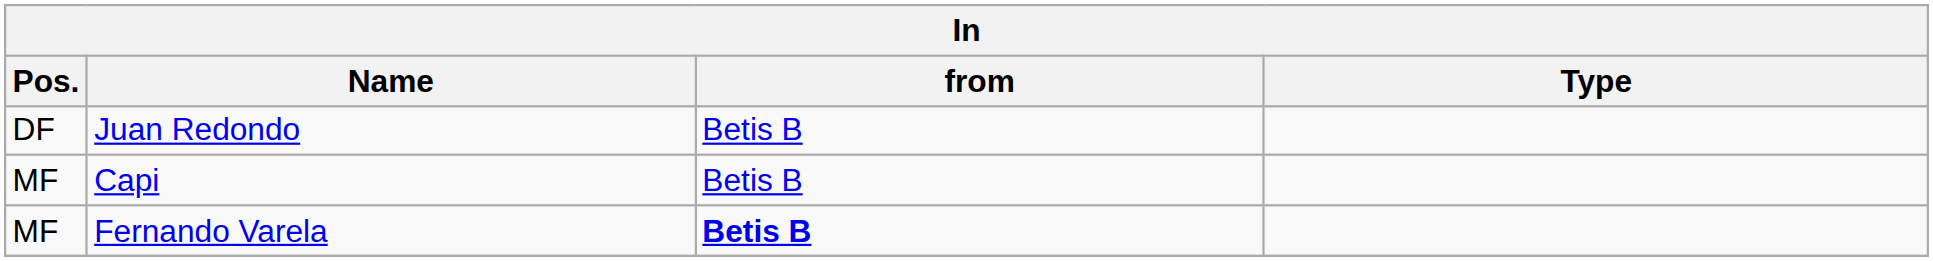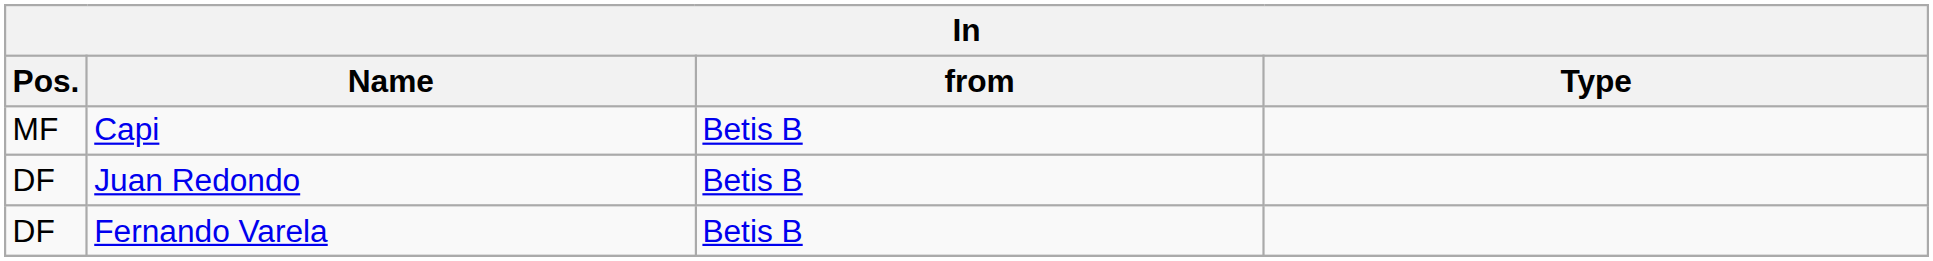rows swapped: (197, 131) <-> (127, 181)
(35, 231) MF -> (34, 231) DF
(757, 231) bold -> (753, 231) normal
